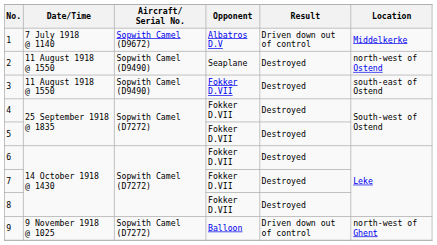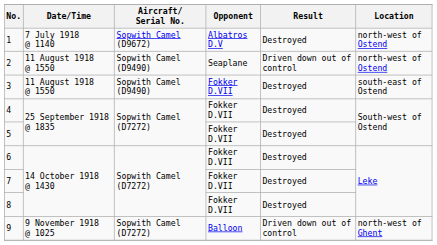(299, 39) Driven down out of control -> (285, 39) Destroyed
(380, 39) Middelkerke -> (390, 39) north-west of Ostend
(284, 63) Destroyed -> (307, 63) Driven down out of control
